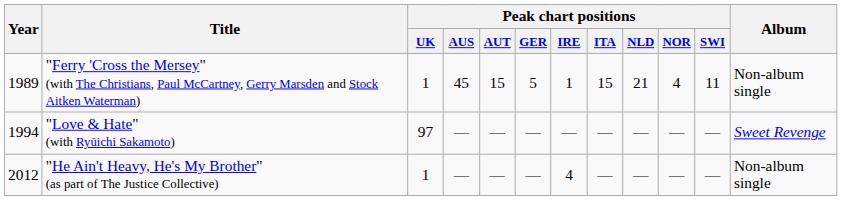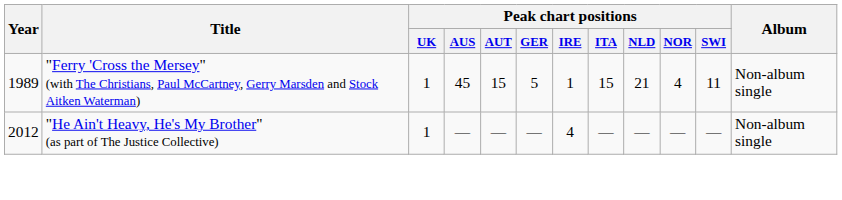- row: (110, 132)
